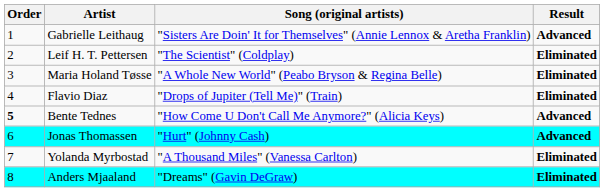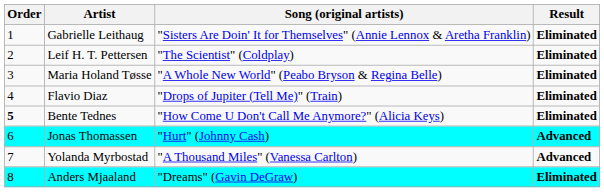(564, 34) Advanced -> (567, 34) Eliminated
(564, 116) Advanced -> (567, 116) Eliminated
(567, 156) Eliminated -> (564, 156) Advanced
